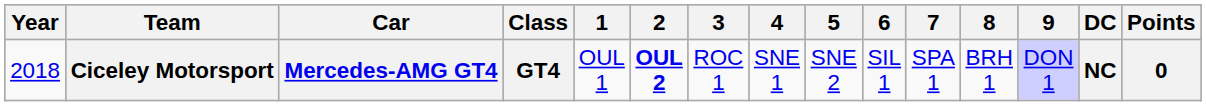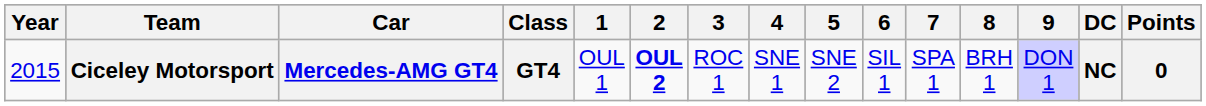(35, 70) 2018 -> (35, 70) 2015
